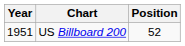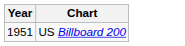- column: (154, 13)
